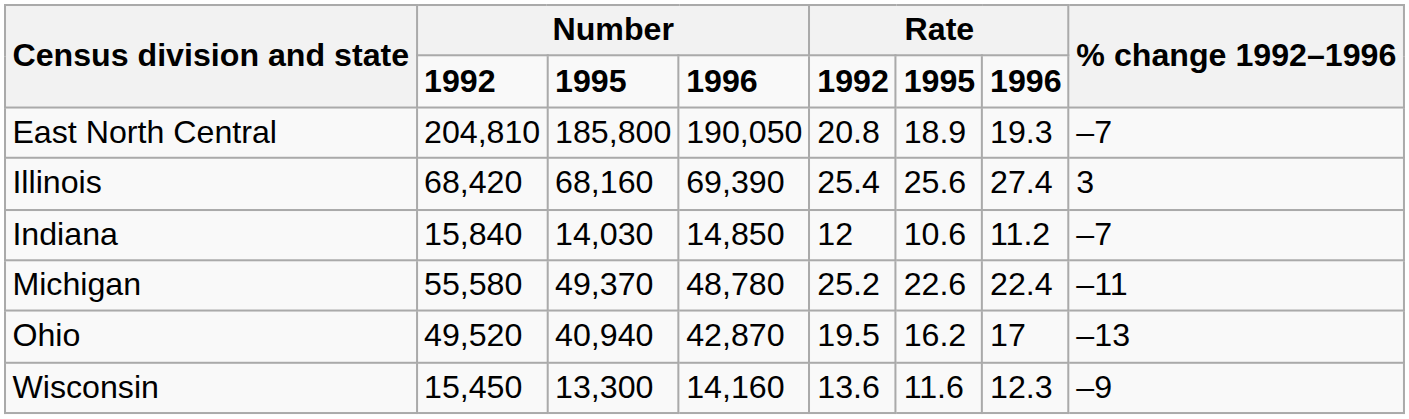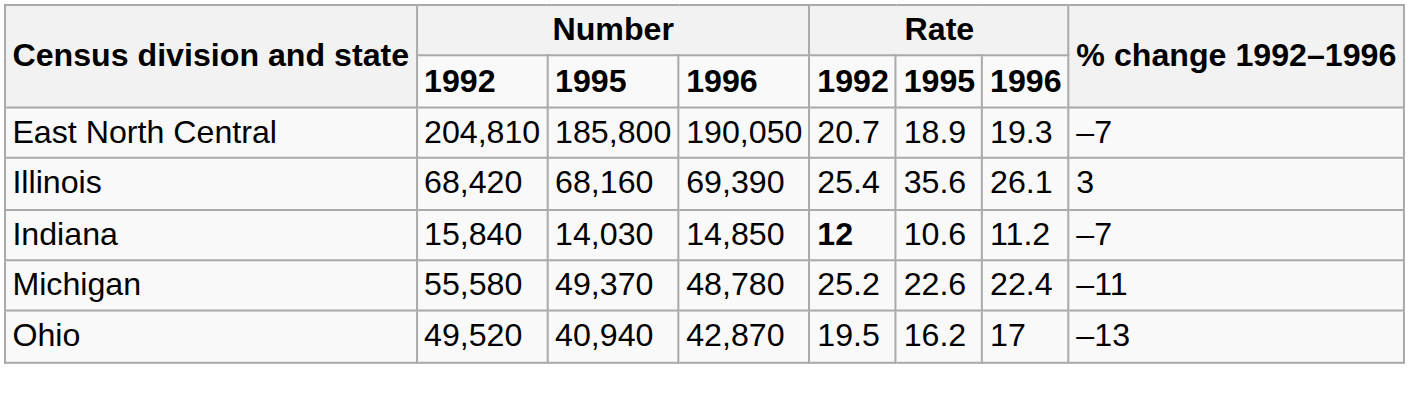(849, 132) 20.8 -> (849, 132) 20.7
(935, 183) 25.6 -> (935, 183) 35.6
(1021, 183) 27.4 -> (1021, 183) 26.1
(835, 234) normal -> (835, 234) bold
- row: (86, 387)
